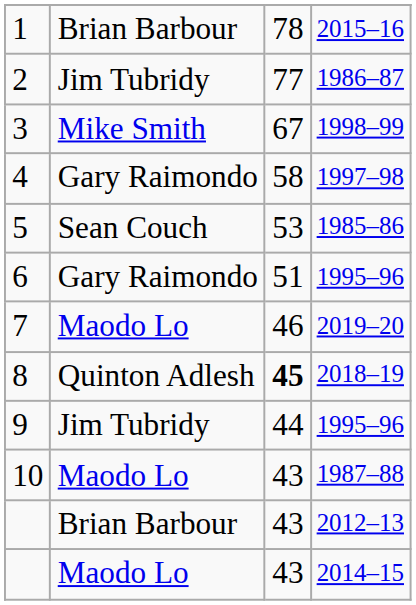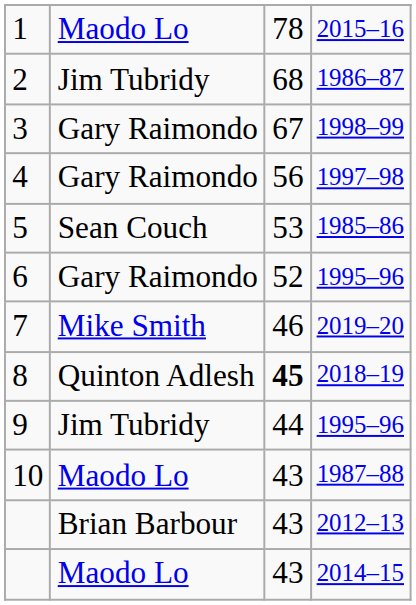(147, 29) Brian Barbour -> (123, 29) Maodo Lo
(288, 78) 77 -> (288, 78) 68
(132, 128) Mike Smith -> (158, 128) Gary Raimondo
(288, 177) 58 -> (288, 177) 56
(288, 276) 51 -> (288, 276) 52
(123, 326) Maodo Lo -> (132, 326) Mike Smith
